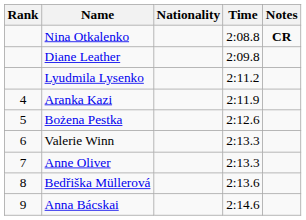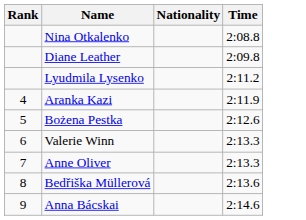- column: (282, 15)
